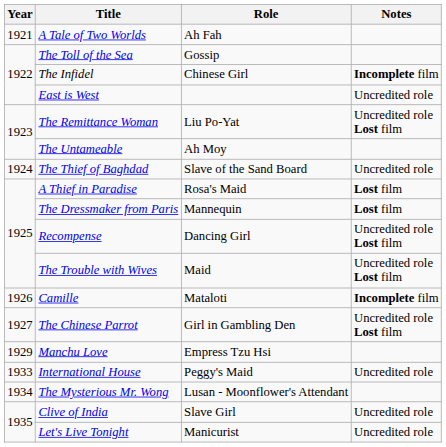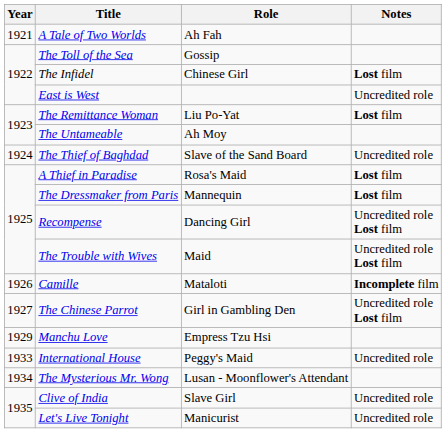(396, 74) Incomplete film -> (378, 74) Lost film
(394, 121) Uncredited role Lost film -> (378, 114) Lost film
